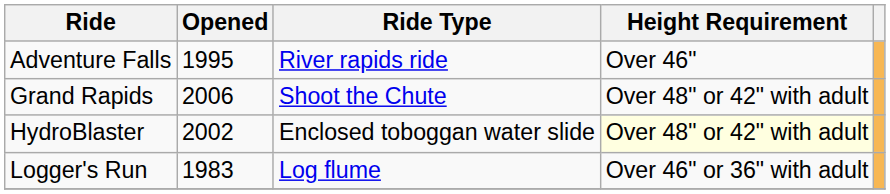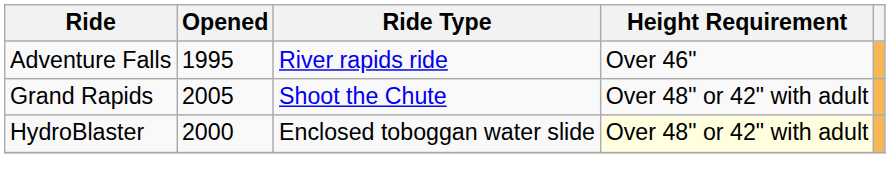(208, 96) 2006 -> (208, 96) 2005
(208, 133) 2002 -> (208, 133) 2000
- row: (79, 170)
